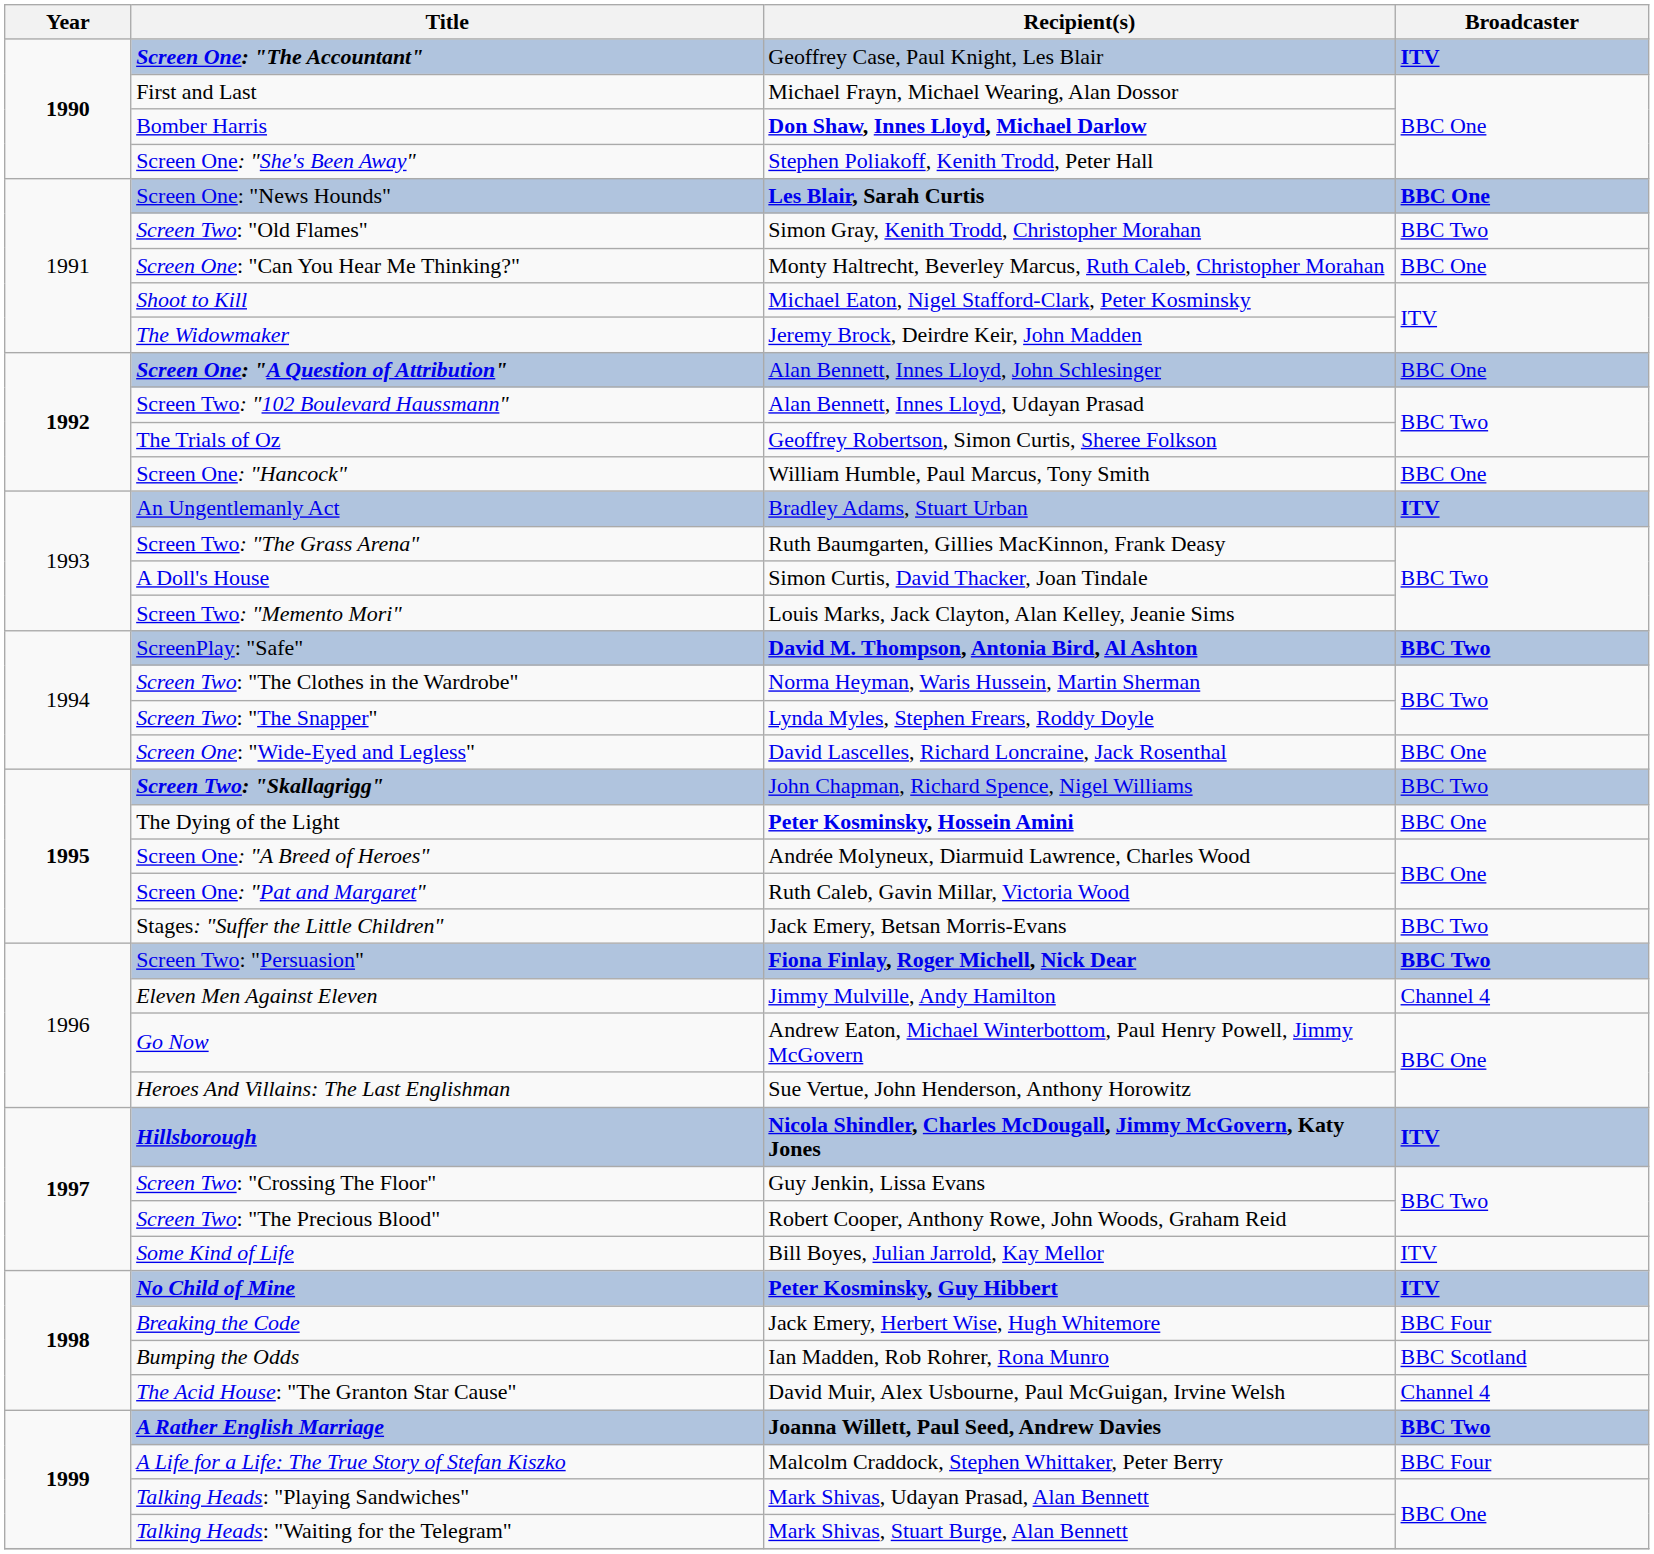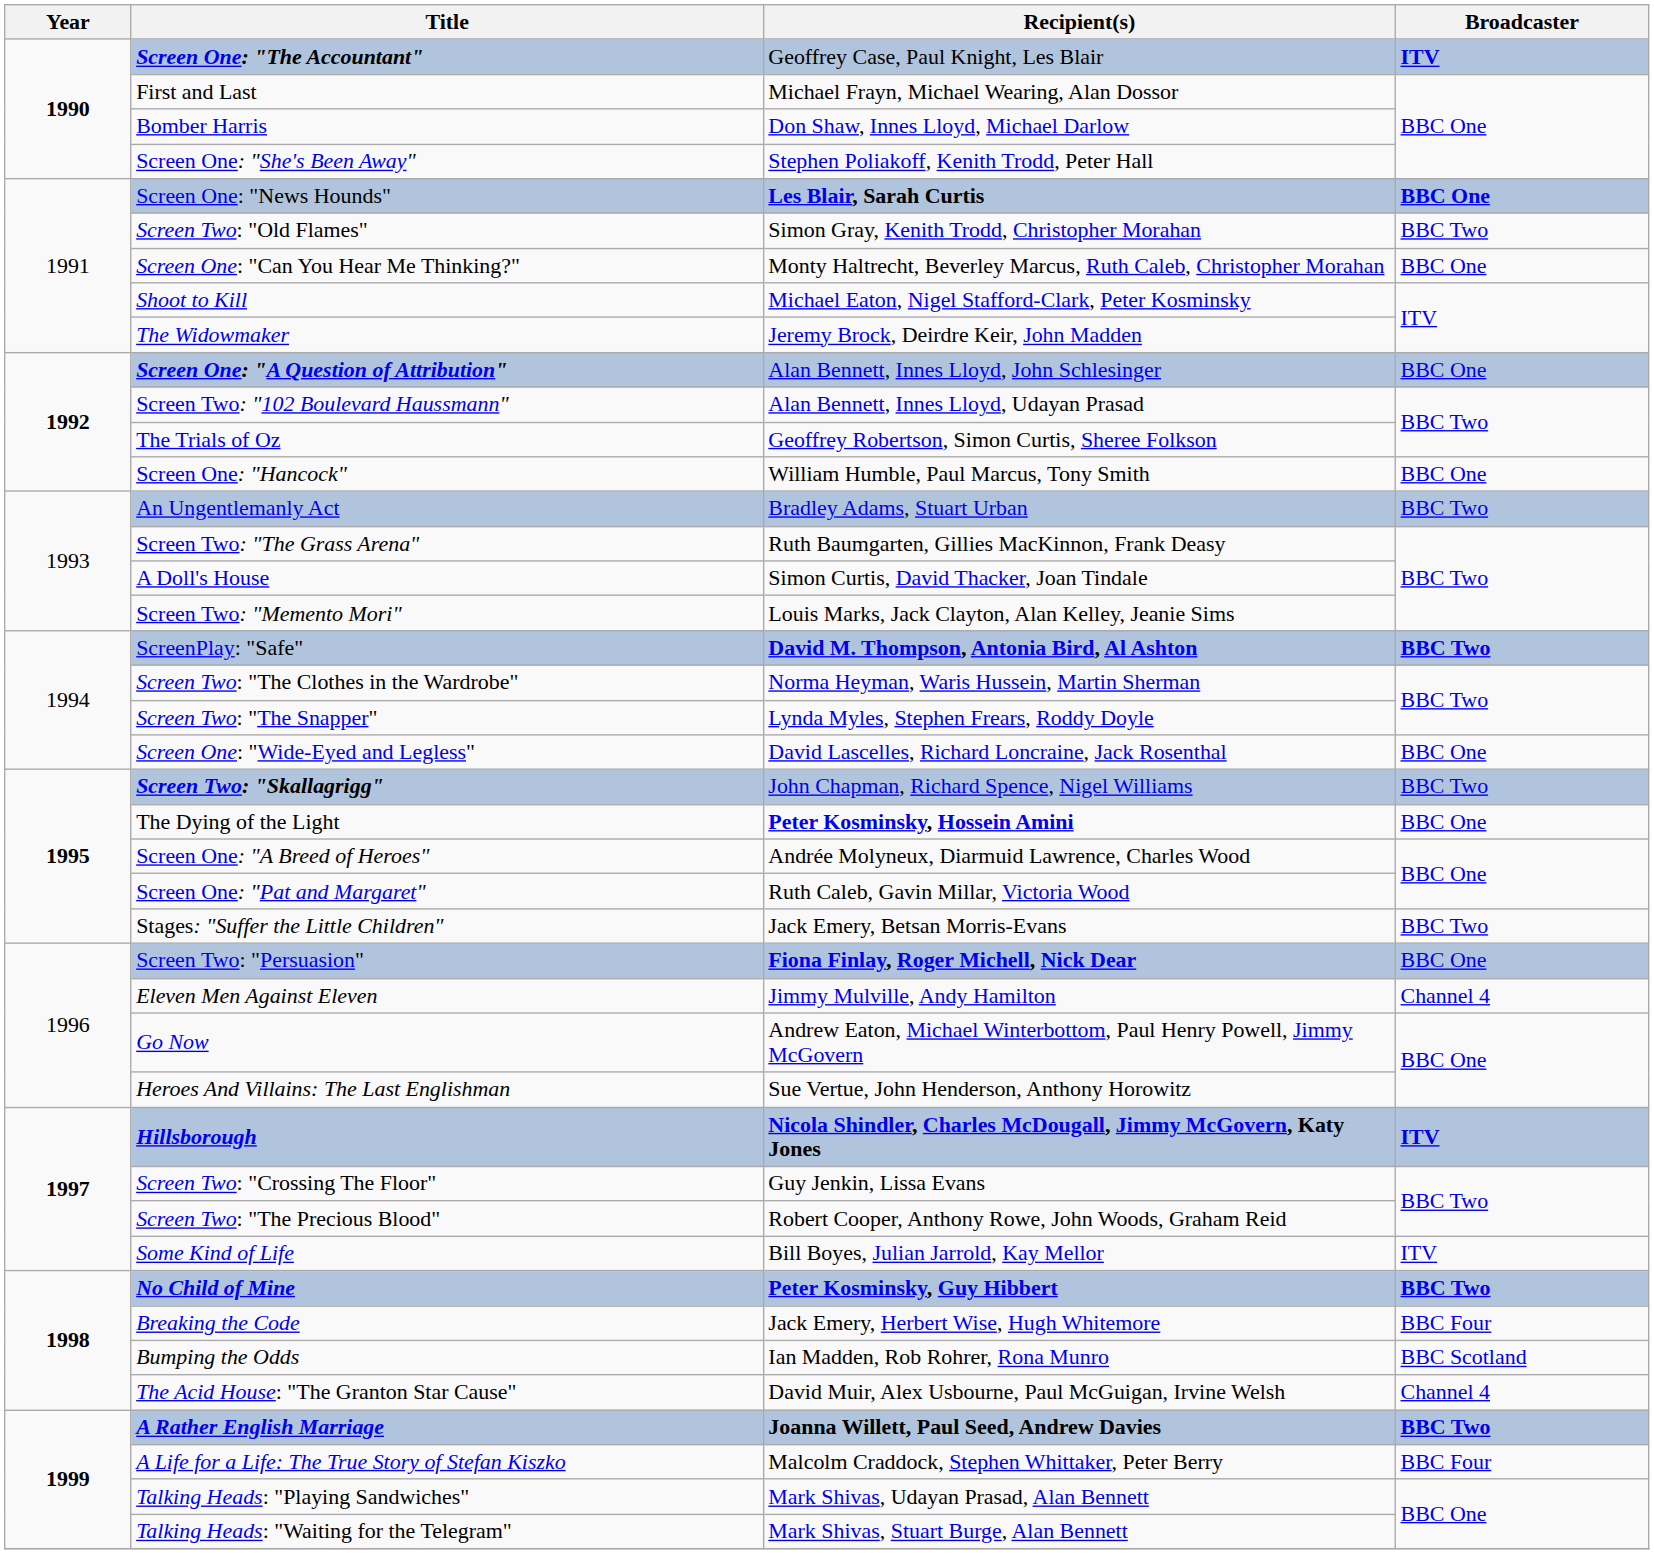(957, 126) bold -> (949, 126) normal
(1420, 508) ITV -> (1444, 508) BBC Two
(1446, 960) BBC Two -> (1443, 960) BBC One
(1420, 1287) ITV -> (1446, 1287) BBC Two
